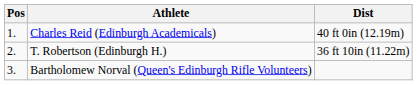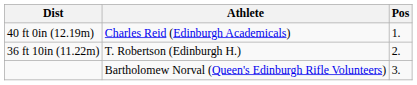columns swapped: (16, 13) <-> (363, 13)
